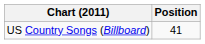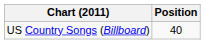(176, 30) 41 -> (176, 30) 40
